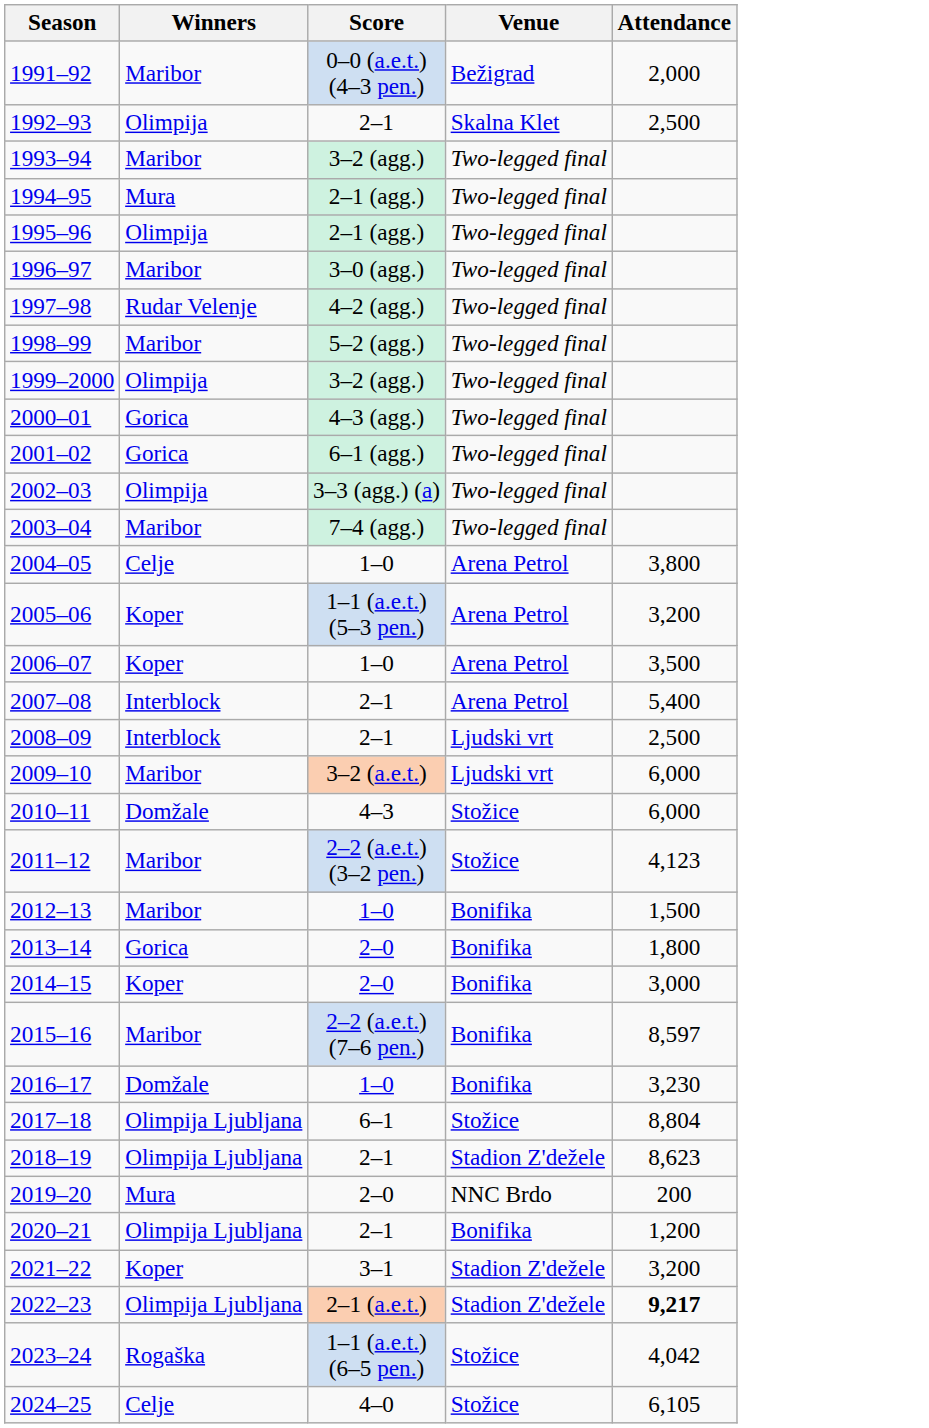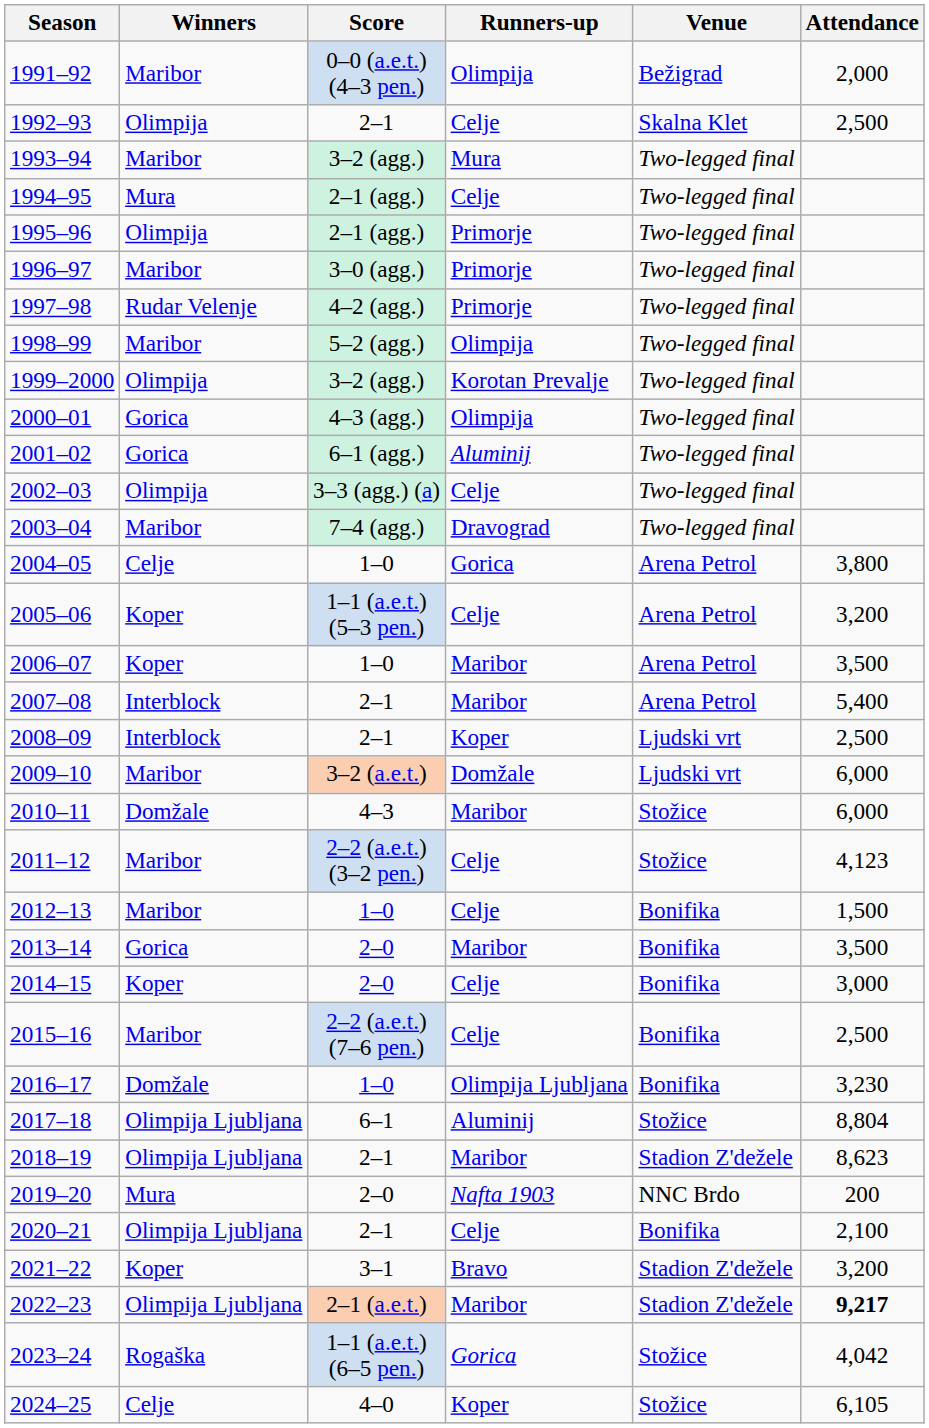+ column: (539, 22)
(674, 947) 1,800 -> (862, 947) 3,500
(674, 1034) 8,597 -> (862, 1034) 2,500
(674, 1231) 1,200 -> (862, 1231) 2,100
